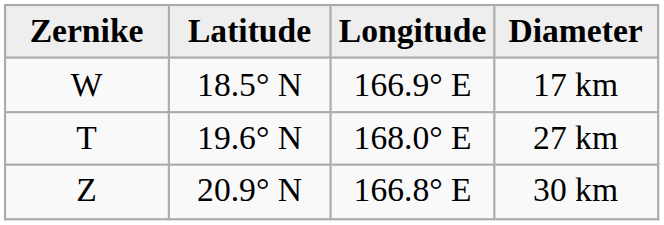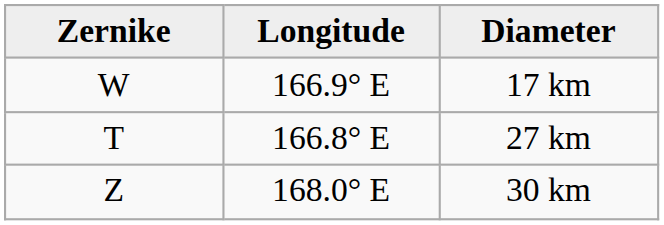- column: (250, 31)
(413, 137) 168.0° E -> (331, 137) 166.8° E
(413, 191) 166.8° E -> (331, 191) 168.0° E
